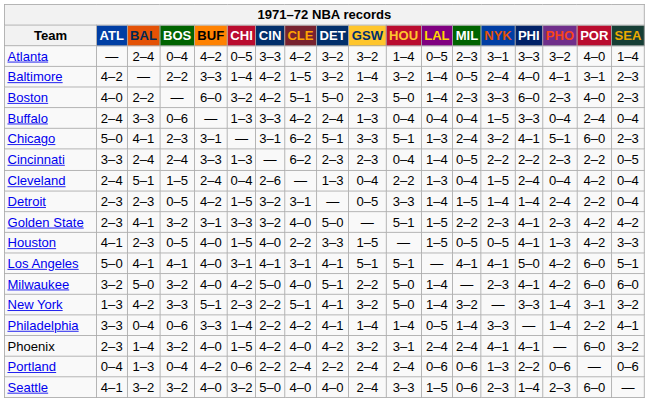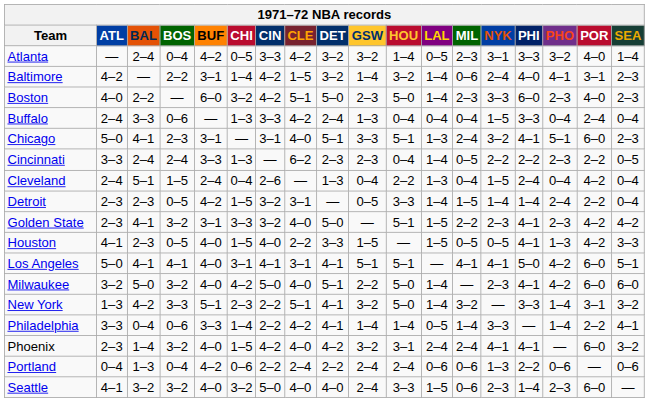(211, 77) 3–3 -> (211, 77) 3–1
(467, 77) 0–5 -> (467, 77) 0–6
(300, 139) 6–2 -> (300, 139) 4–0
